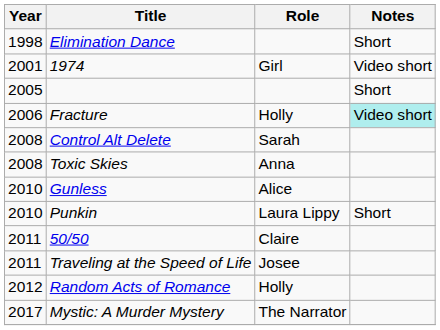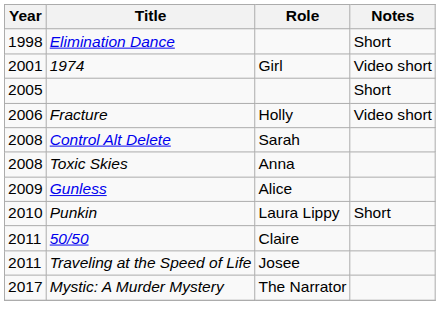(393, 115) paleturquoise background -> (393, 115) no background
(25, 189) 2010 -> (25, 189) 2009
- row: (140, 287)
